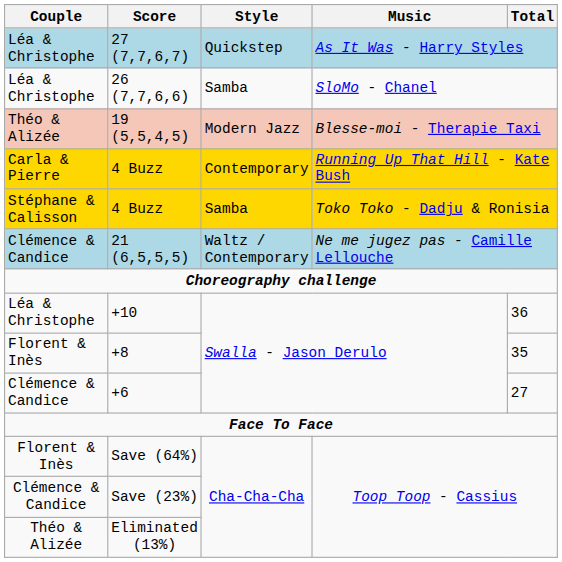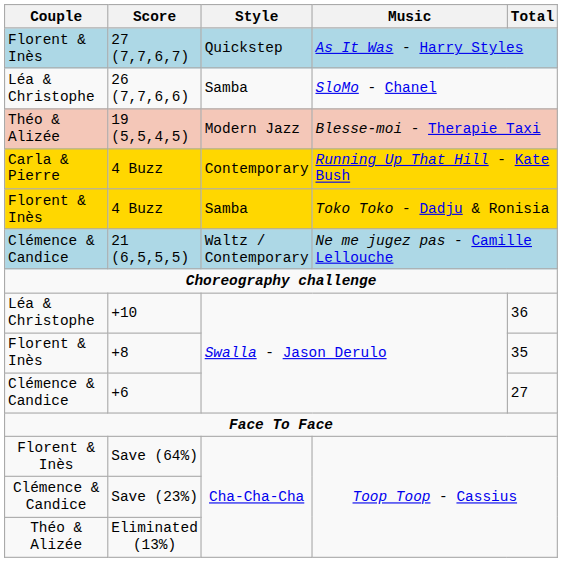(51, 48) Léa & Christophe -> (47, 48) Florent & Inès
(51, 209) Stéphane & Calisson -> (47, 209) Florent & Inès
